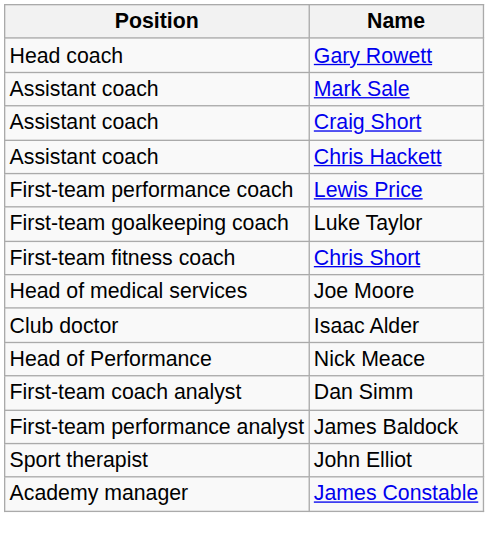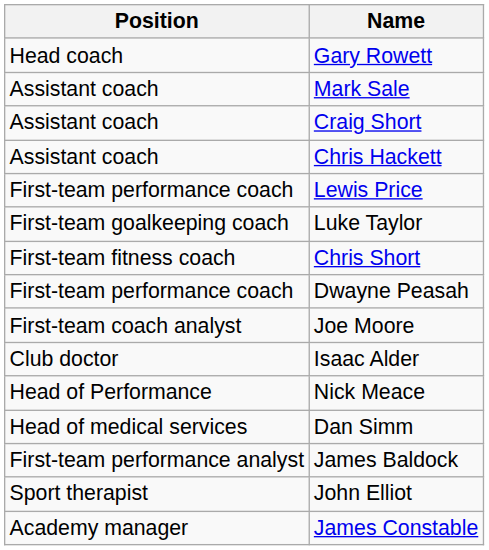+ row: (391, 291)
(128, 291) Head of medical services -> (125, 325) First-team coach analyst
(125, 392) First-team coach analyst -> (128, 426) Head of medical services
